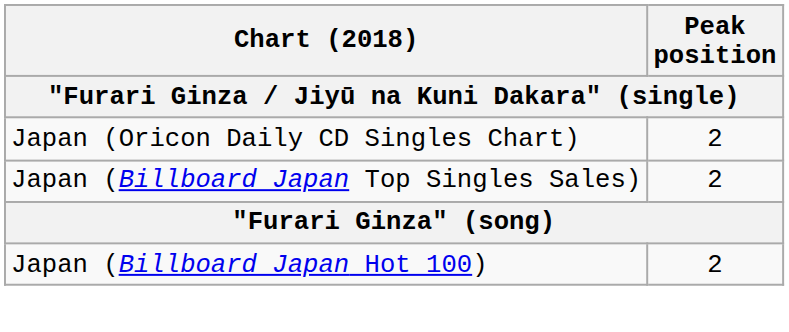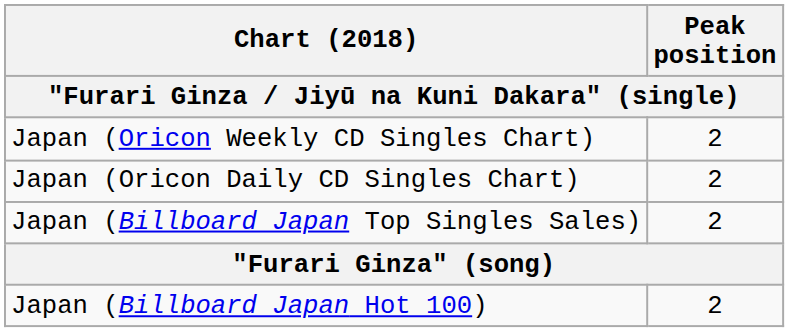+ row: (303, 139)
